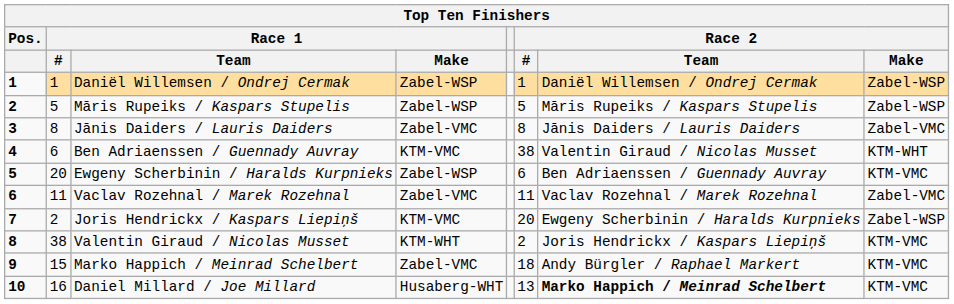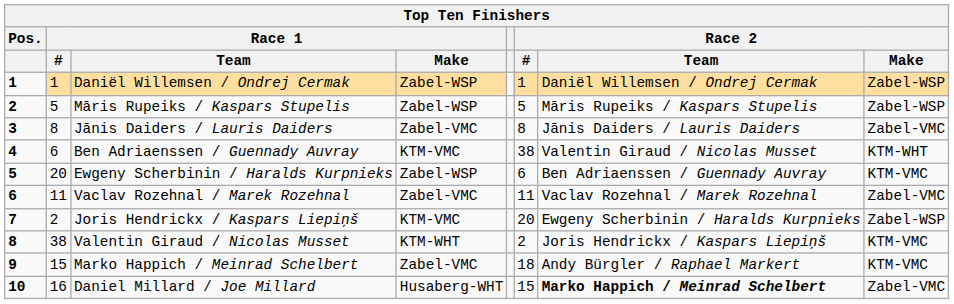(526, 288) 13 -> (526, 288) 15
(898, 288) KTM-VMC -> (906, 288) Zabel-VMC
